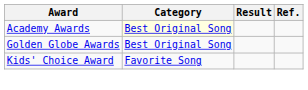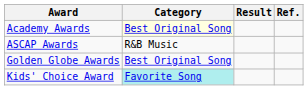+ row: (42, 45)
(163, 61) no background -> (163, 77) paleturquoise background
